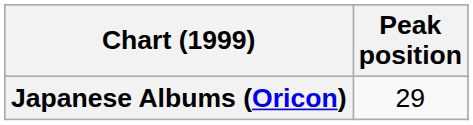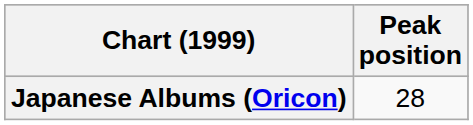(410, 97) 29 -> (410, 97) 28
